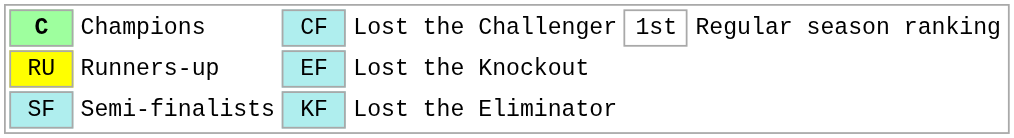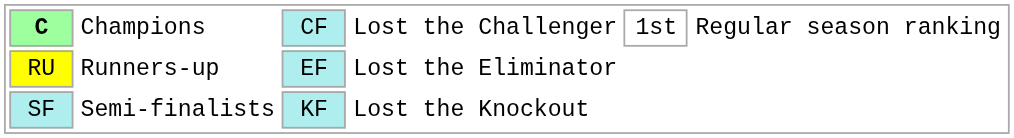(471, 69) Lost the Knockout -> (485, 69) Lost the Eliminator
(485, 110) Lost the Eliminator -> (471, 110) Lost the Knockout
